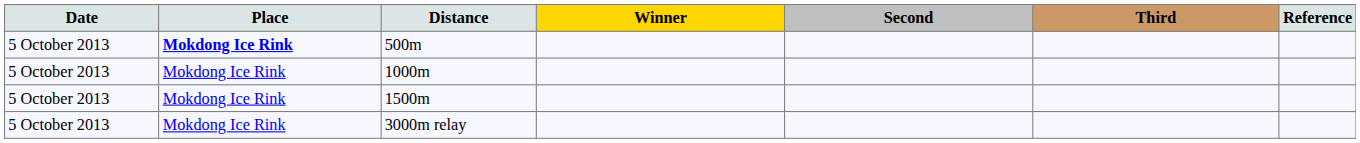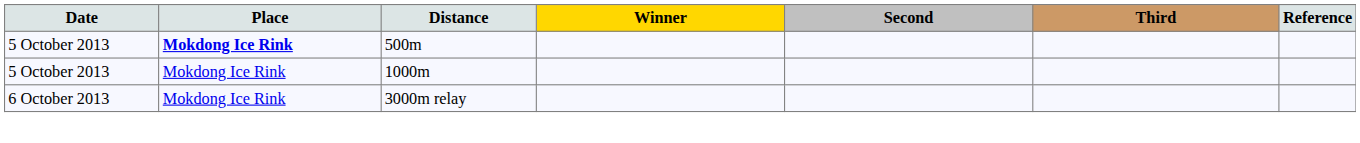- row: (407, 98)
(59, 124) 5 October 2013 -> (59, 98) 6 October 2013
